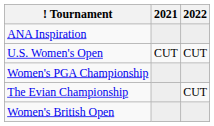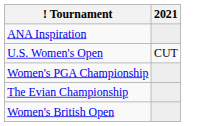- column: (195, 14)
